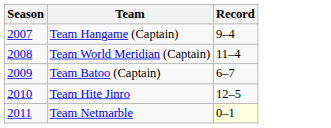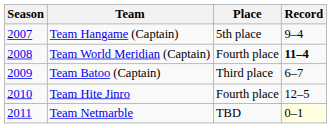+ column: (247, 14)
(228, 53) normal -> (297, 53) bold
